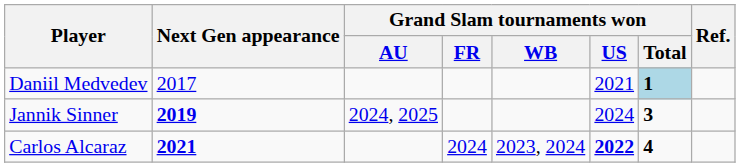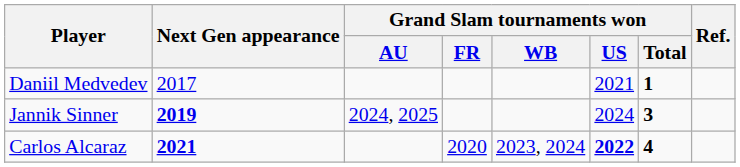(648, 83) lightblue background -> (648, 83) no background
(467, 146) 2024 -> (467, 146) 2020
